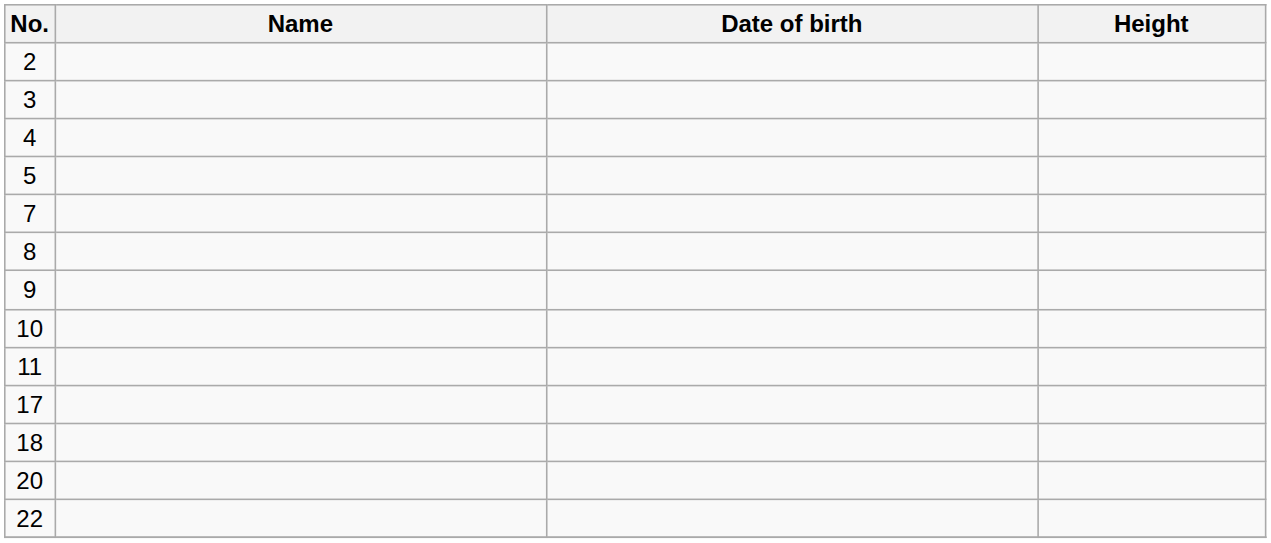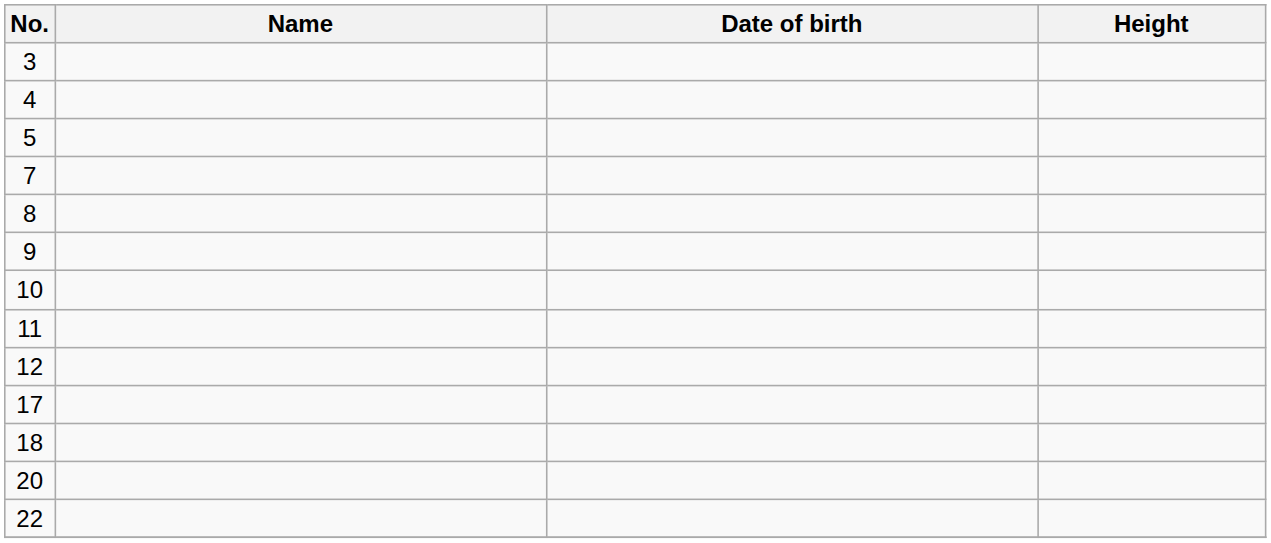- row: (30, 62)
+ row: (30, 366)
